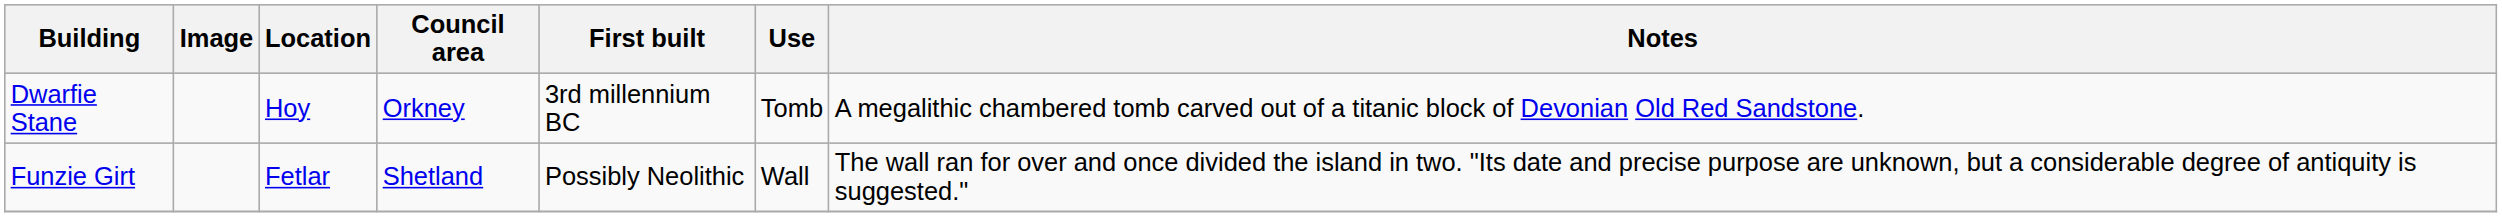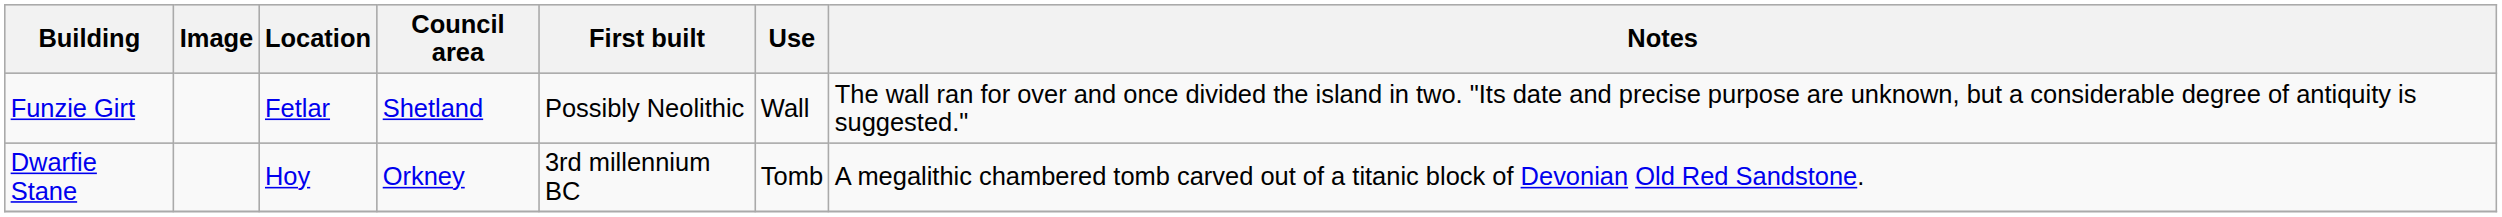rows swapped: (73, 176) <-> (54, 107)
